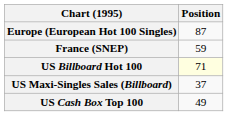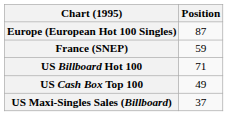(201, 66) lightyellow background -> (201, 66) no background
rows swapped: (92, 84) <-> (92, 102)
